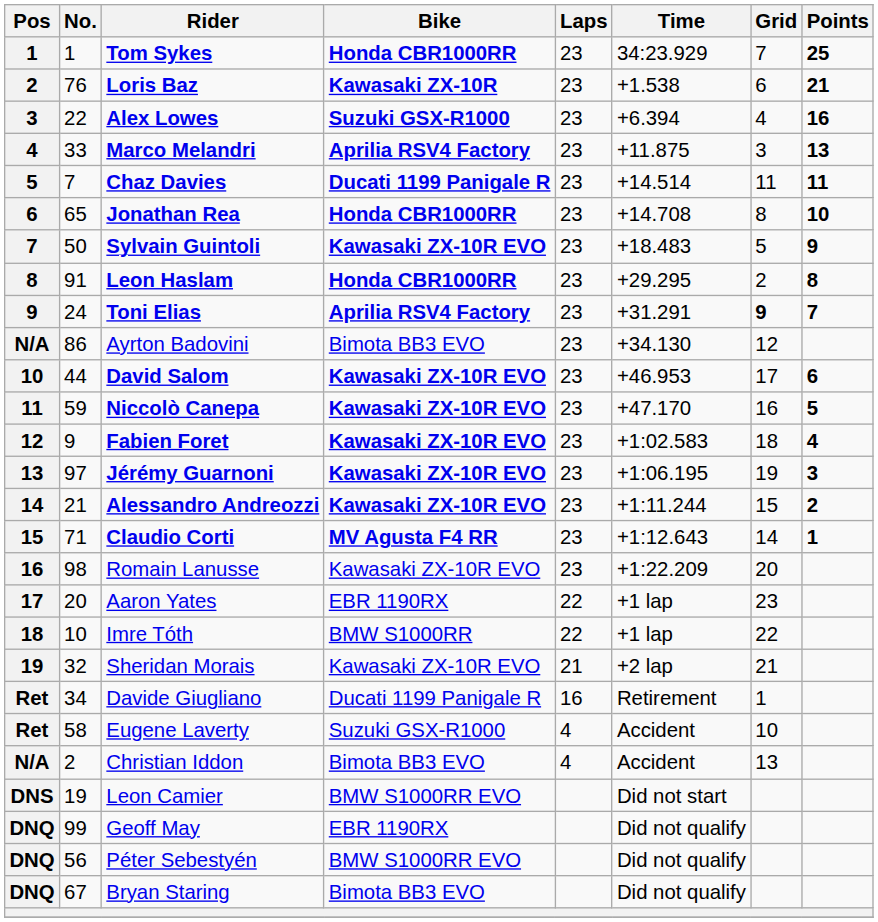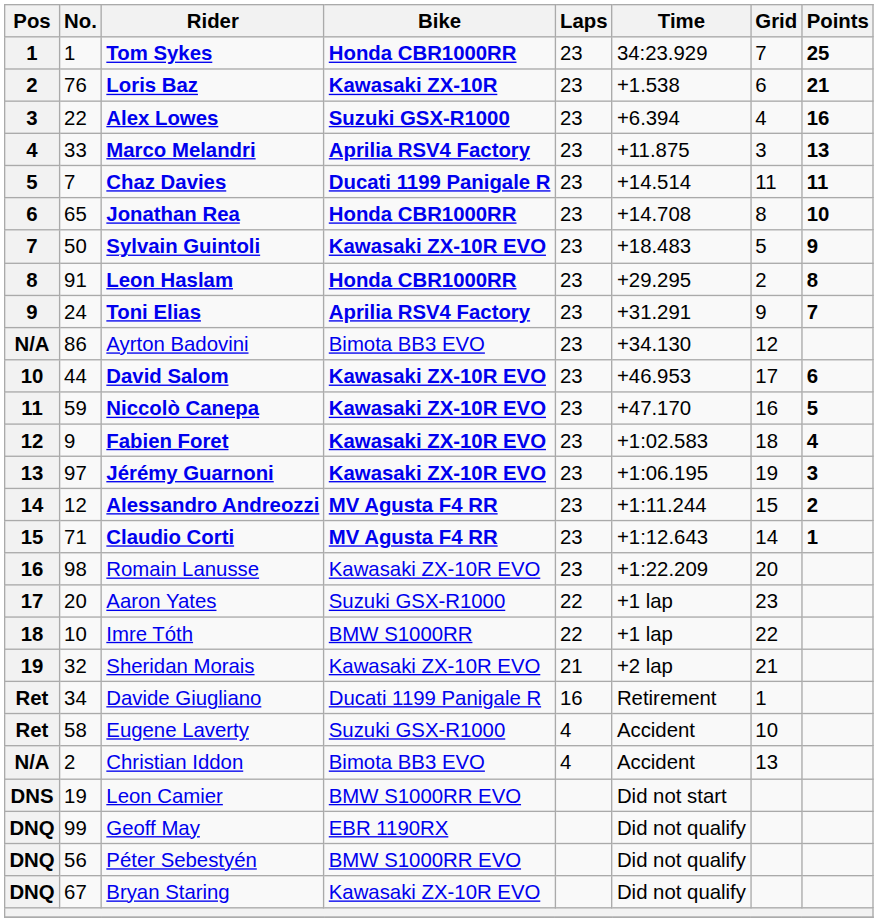(761, 311) bold -> (761, 311) normal
(75, 505) 21 -> (75, 505) 12
(437, 505) Kawasaki ZX-10R EVO -> (413, 505) MV Agusta F4 RR
(389, 601) EBR 1190RX -> (417, 601) Suzuki GSX-R1000
(407, 892) Bimota BB3 EVO -> (435, 892) Kawasaki ZX-10R EVO
